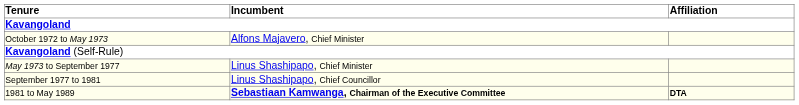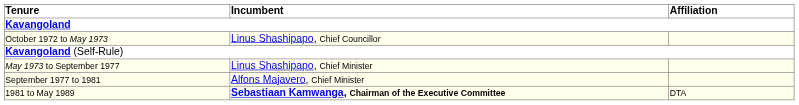(298, 38) Alfons Majavero, Chief Minister -> (306, 38) Linus Shashipapo, Chief Councillor
(306, 79) Linus Shashipapo, Chief Councillor -> (298, 79) Alfons Majavero, Chief Minister
(678, 93) bold -> (678, 93) normal
